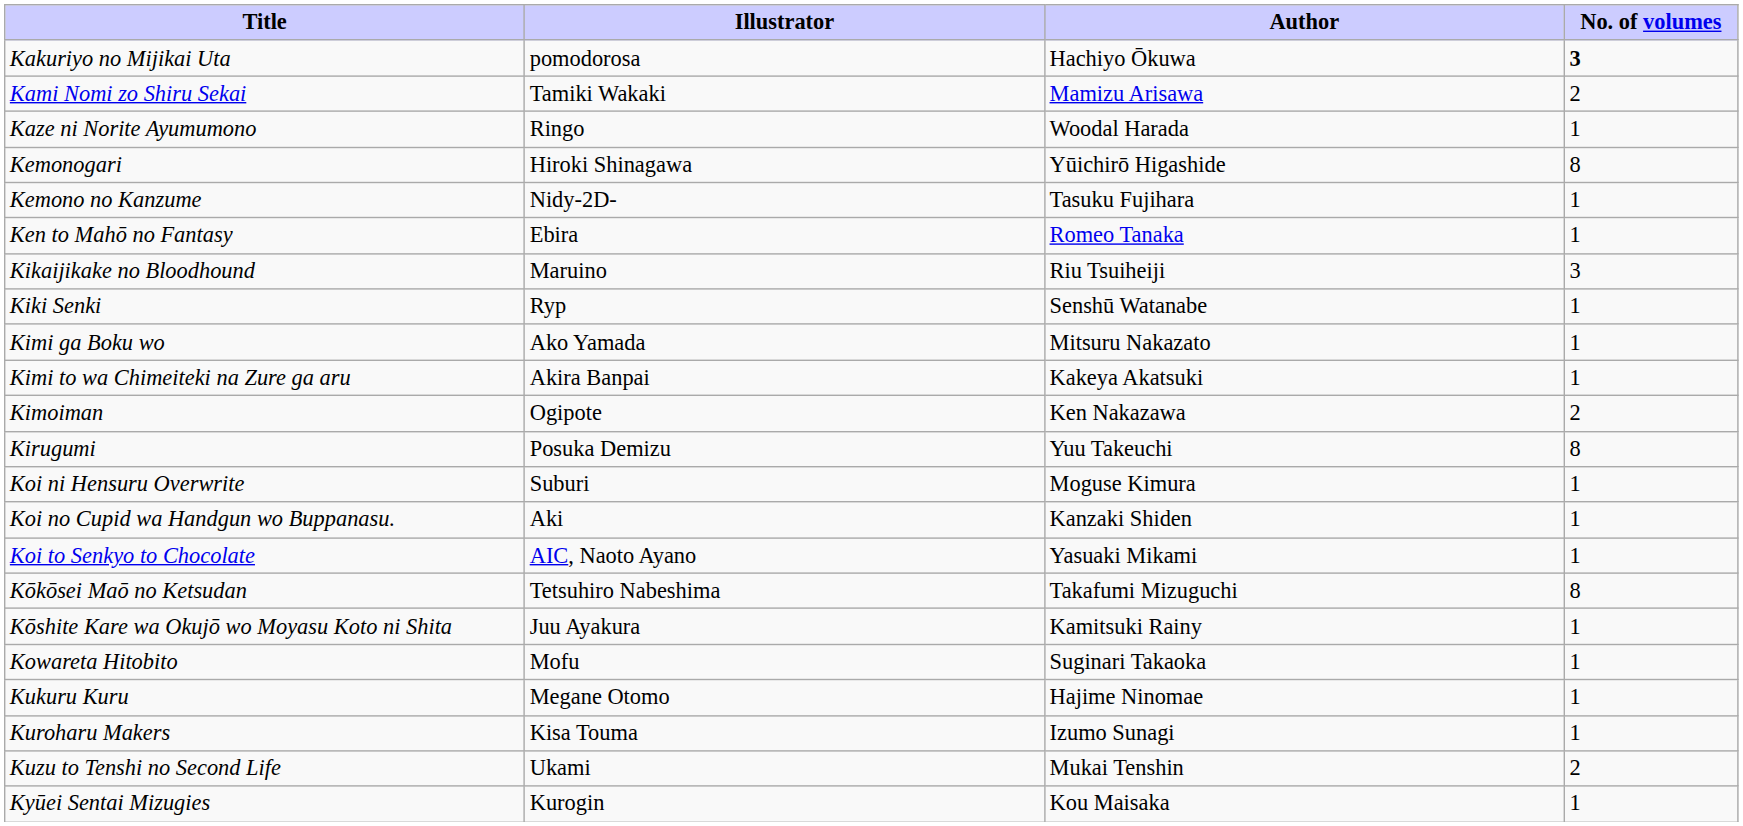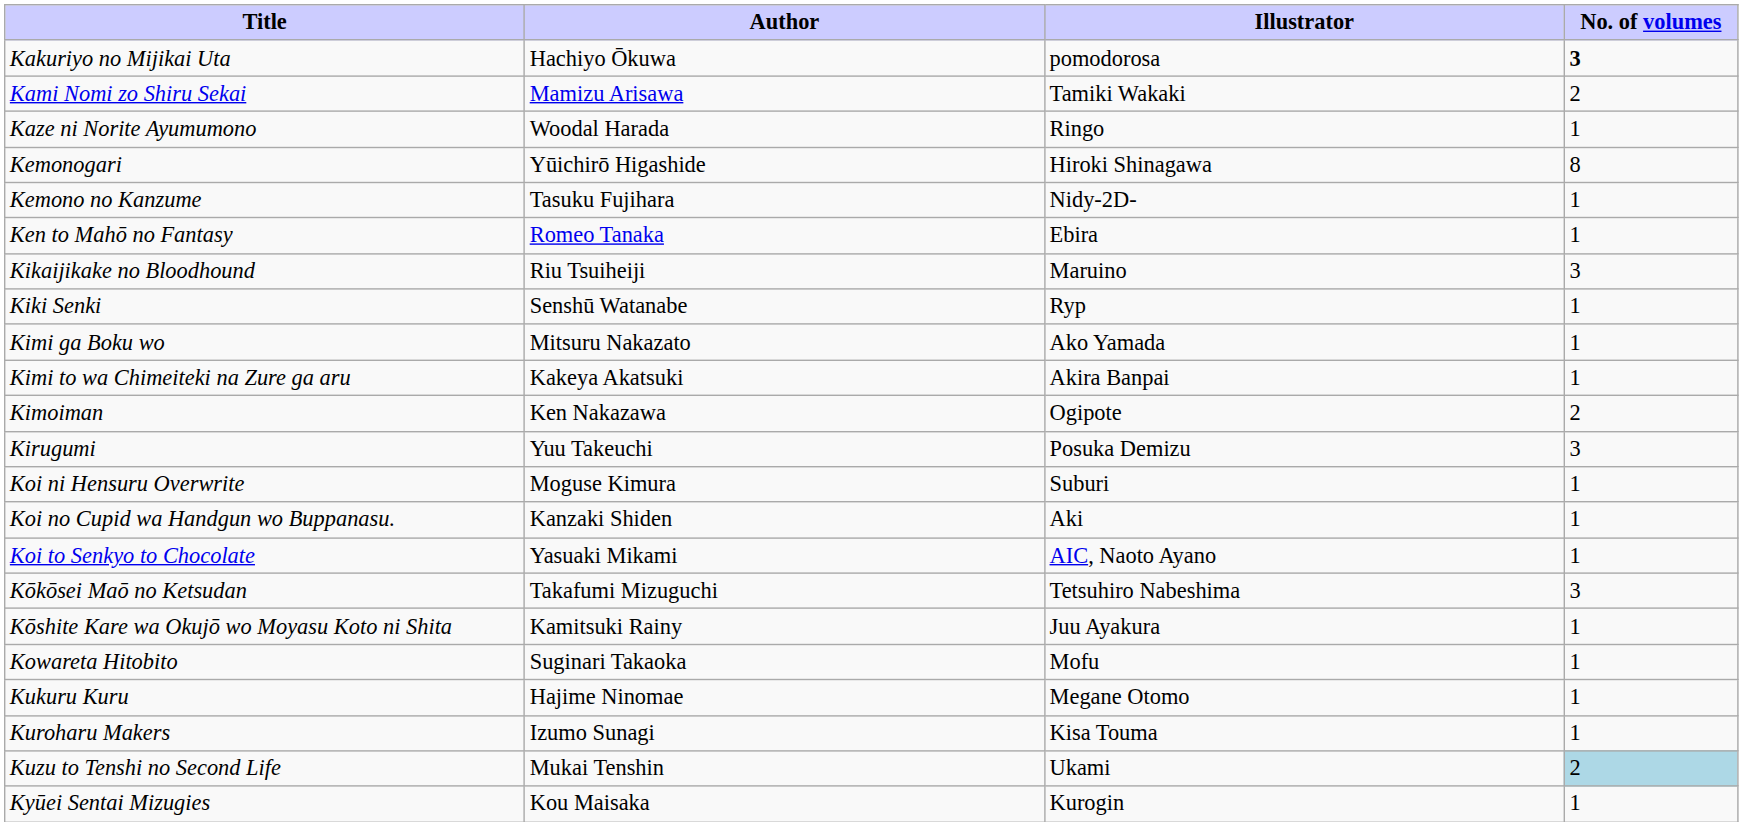columns swapped: (1304, 22) <-> (784, 22)
(1575, 448) 8 -> (1575, 448) 3
(1575, 590) 8 -> (1575, 590) 3
(1575, 768) no background -> (1575, 768) lightblue background
